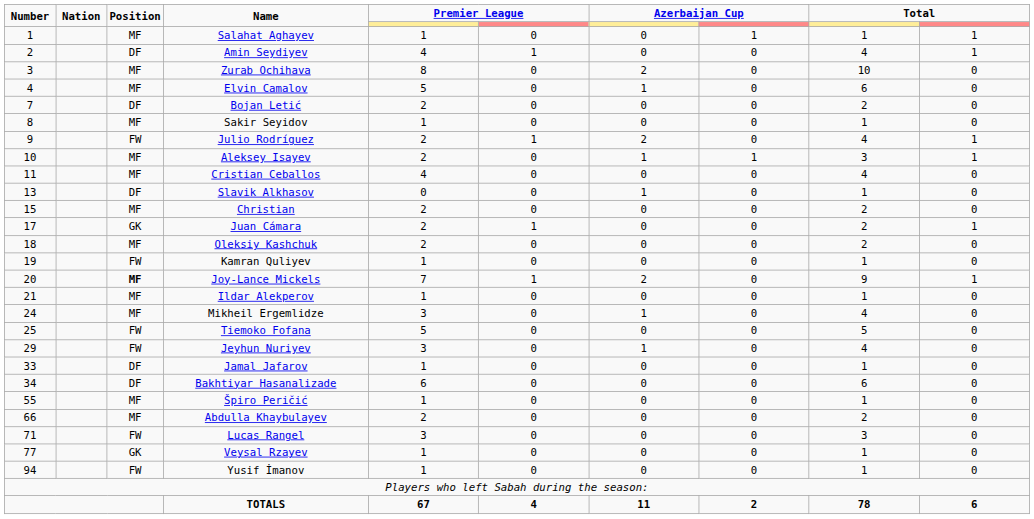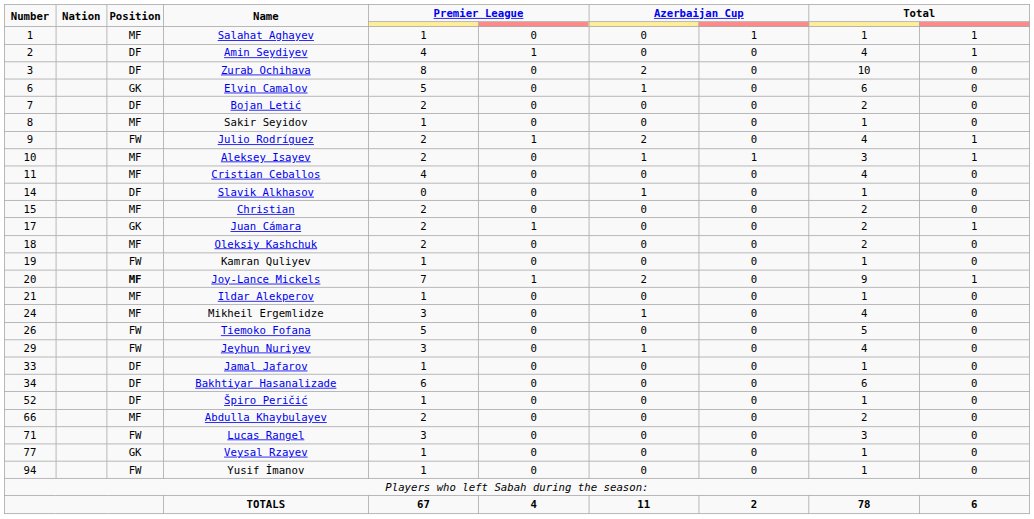(135, 70) MF -> (135, 70) DF
(30, 88) 4 -> (30, 88) 6
(135, 88) MF -> (135, 88) GK
(30, 192) 13 -> (30, 192) 14
(30, 331) 25 -> (30, 331) 26
(30, 400) 55 -> (30, 400) 52
(135, 400) MF -> (135, 400) DF
